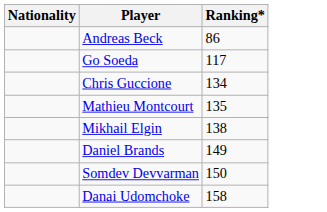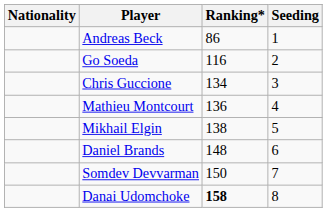+ column: (295, 15)
(216, 60) 117 -> (216, 60) 116
(216, 106) 135 -> (216, 106) 136
(216, 151) 149 -> (216, 151) 148
(216, 196) normal -> (216, 196) bold
